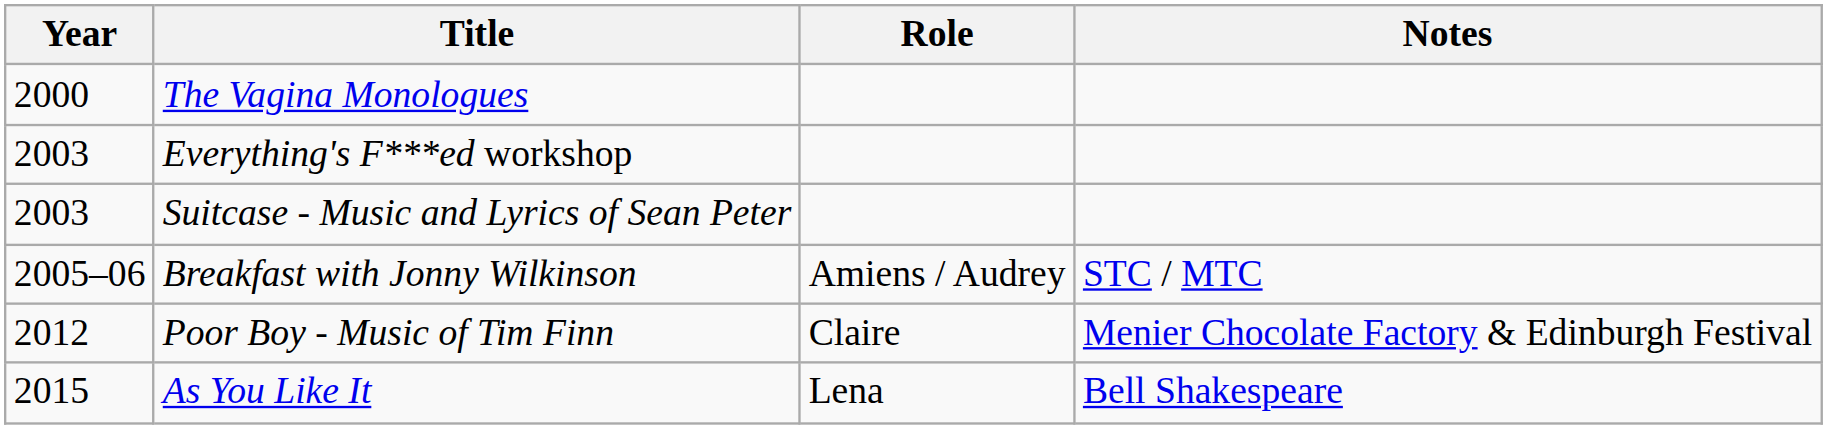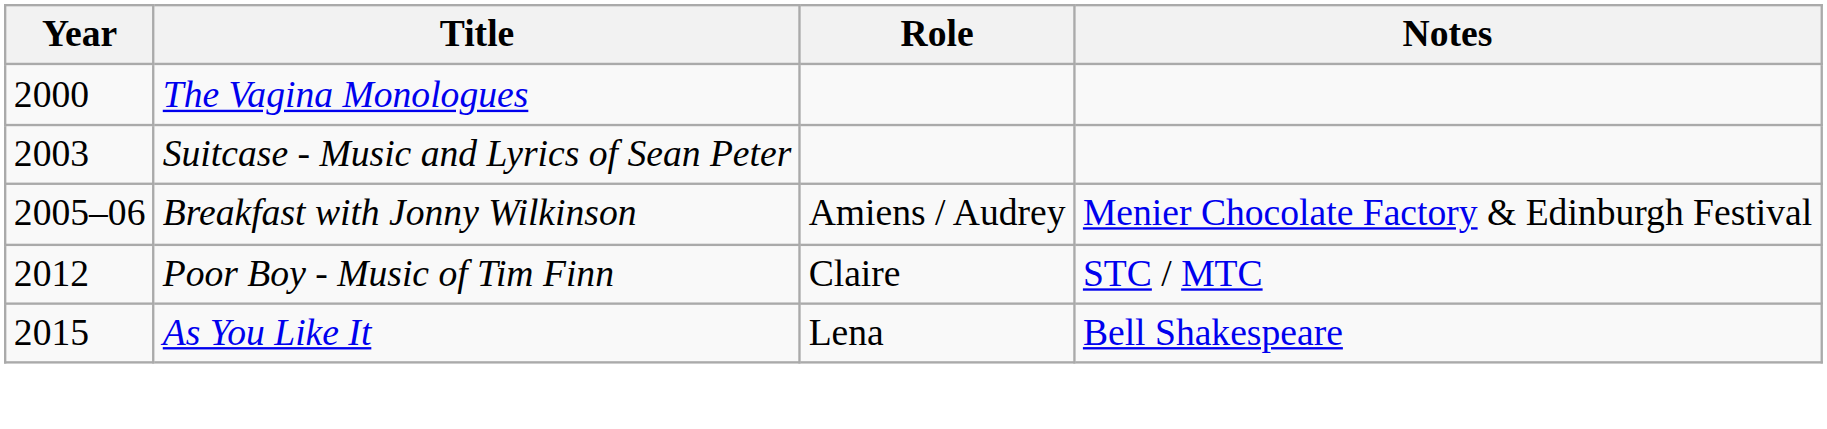- row: (398, 153)
(1173, 272) STC / MTC -> (1448, 213) Menier Chocolate Factory & Edinburgh Festival
(1448, 332) Menier Chocolate Factory & Edinburgh Festival -> (1173, 272) STC / MTC
